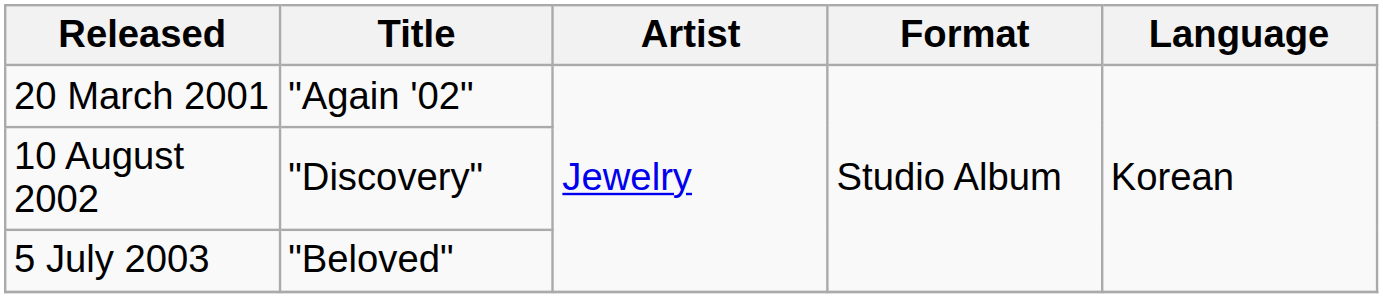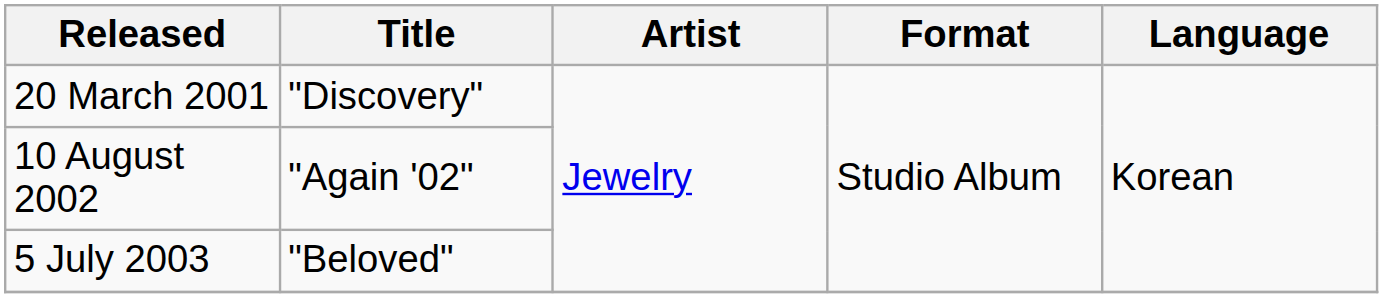(381, 95) "Again '02" -> (386, 95) "Discovery"
(386, 177) "Discovery" -> (381, 177) "Again '02"
